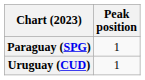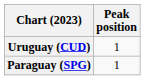rows swapped: (49, 46) <-> (49, 65)
